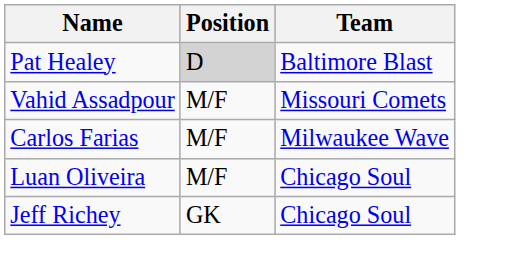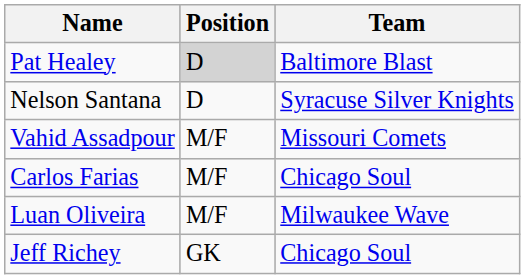+ row: (86, 100)
(365, 138) Milwaukee Wave -> (346, 176) Chicago Soul
(346, 176) Chicago Soul -> (365, 215) Milwaukee Wave
